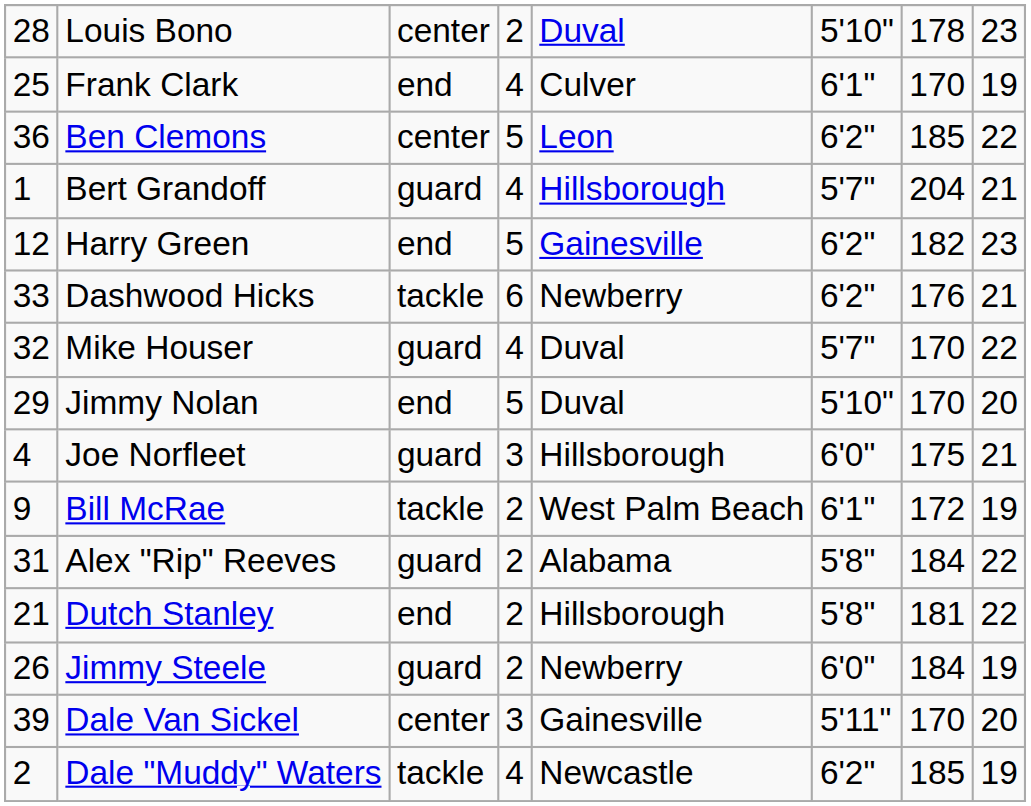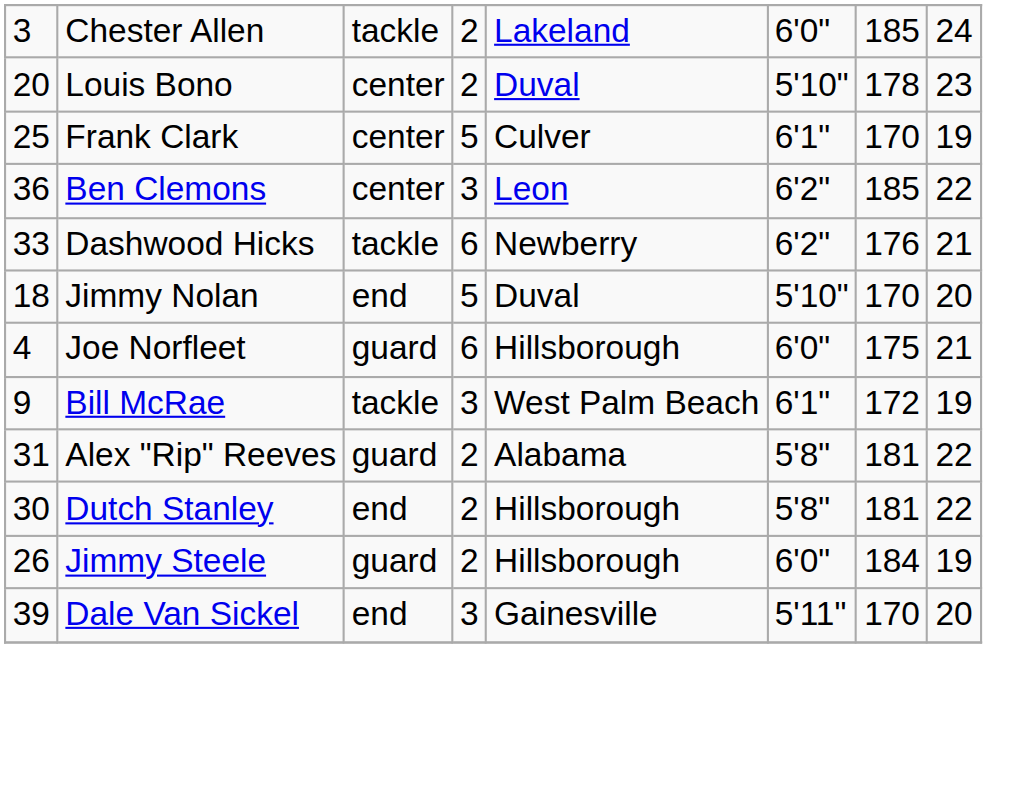+ row: (165, 31)
(31, 31) 28 -> (31, 84) 20
(425, 84) end -> (398, 137) center
(515, 84) 4 -> (469, 137) 5
(515, 137) 5 -> (469, 190) 3
- row: (165, 190)
- row: (157, 243)
- row: (159, 349)
(31, 402) 29 -> (31, 296) 18
(515, 455) 3 -> (469, 349) 6
(515, 508) 2 -> (469, 402) 3
(937, 561) 184 -> (892, 455) 181
(31, 614) 21 -> (31, 508) 30
(611, 667) Newberry -> (587, 561) Hillsborough
(443, 720) center -> (380, 614) end
- row: (223, 773)
